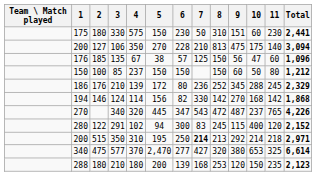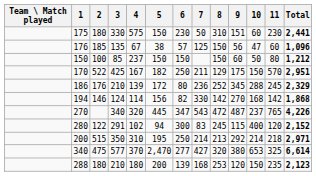- row: (81, 46)
+ row: (81, 72)
(201, 138) bold -> (201, 138) normal
